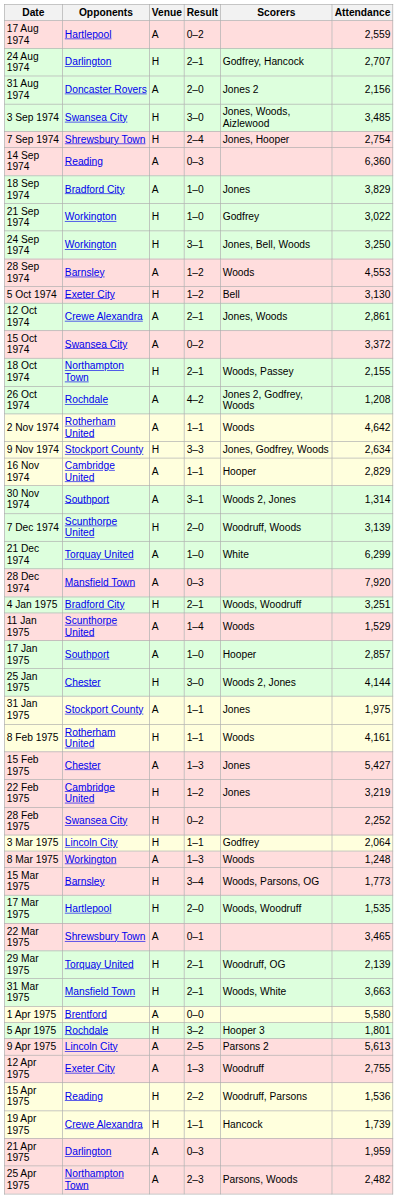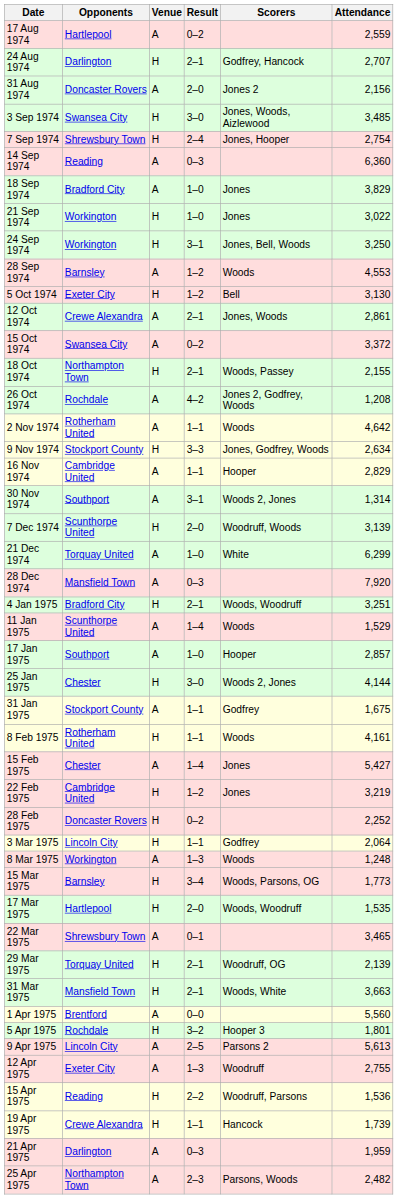(241, 217) Godfrey -> (236, 217) Jones
(236, 710) Jones -> (241, 710) Godfrey
(378, 710) 1,975 -> (378, 710) 1,675
(195, 765) 1–3 -> (195, 765) 1–4
(96, 821) Swansea City -> (106, 821) Doncaster Rovers
(378, 1014) 5,580 -> (378, 1014) 5,560
